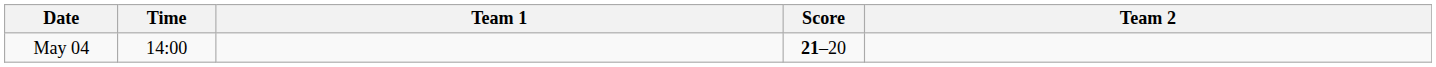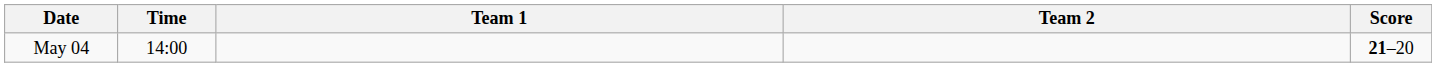columns swapped: (824, 18) <-> (1148, 18)
